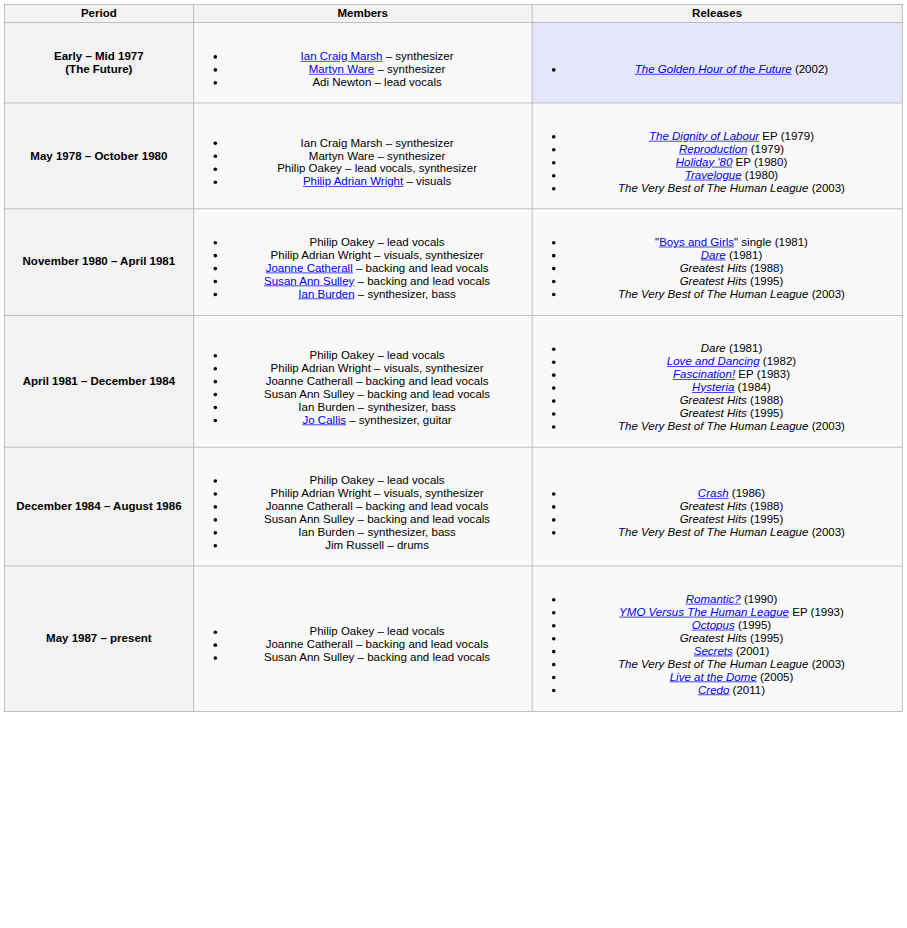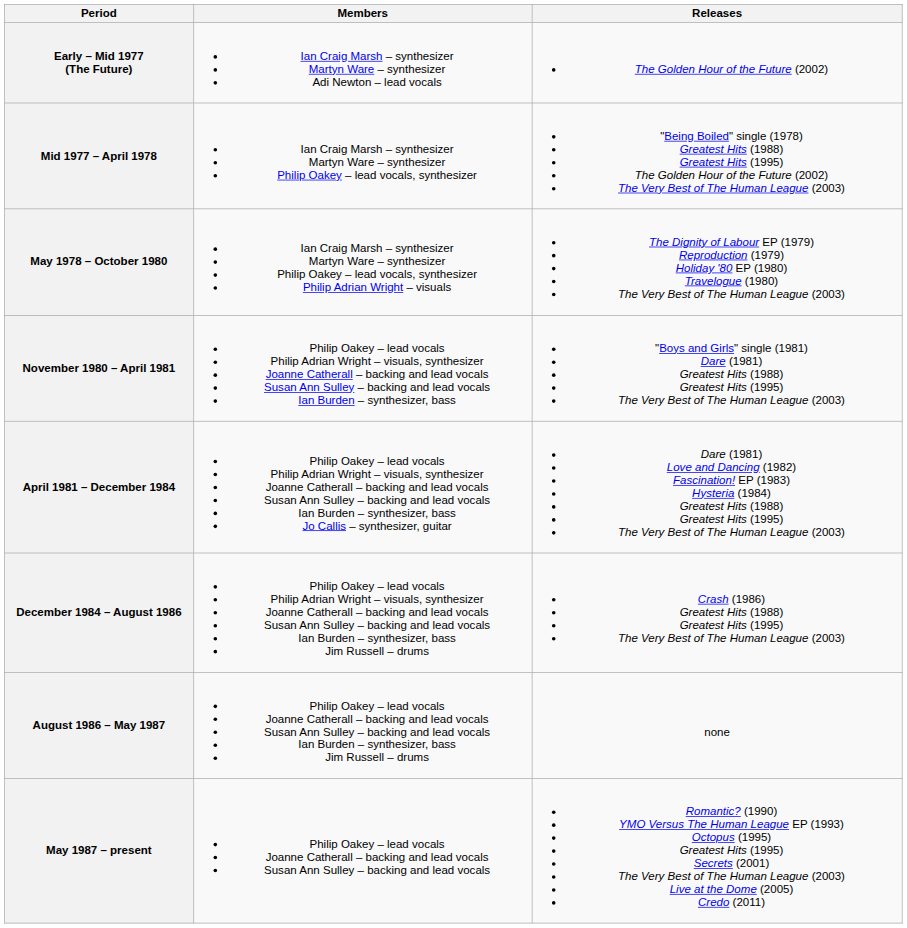(717, 69) lavender background -> (717, 69) no background
+ row: (99, 156)
+ row: (99, 725)
